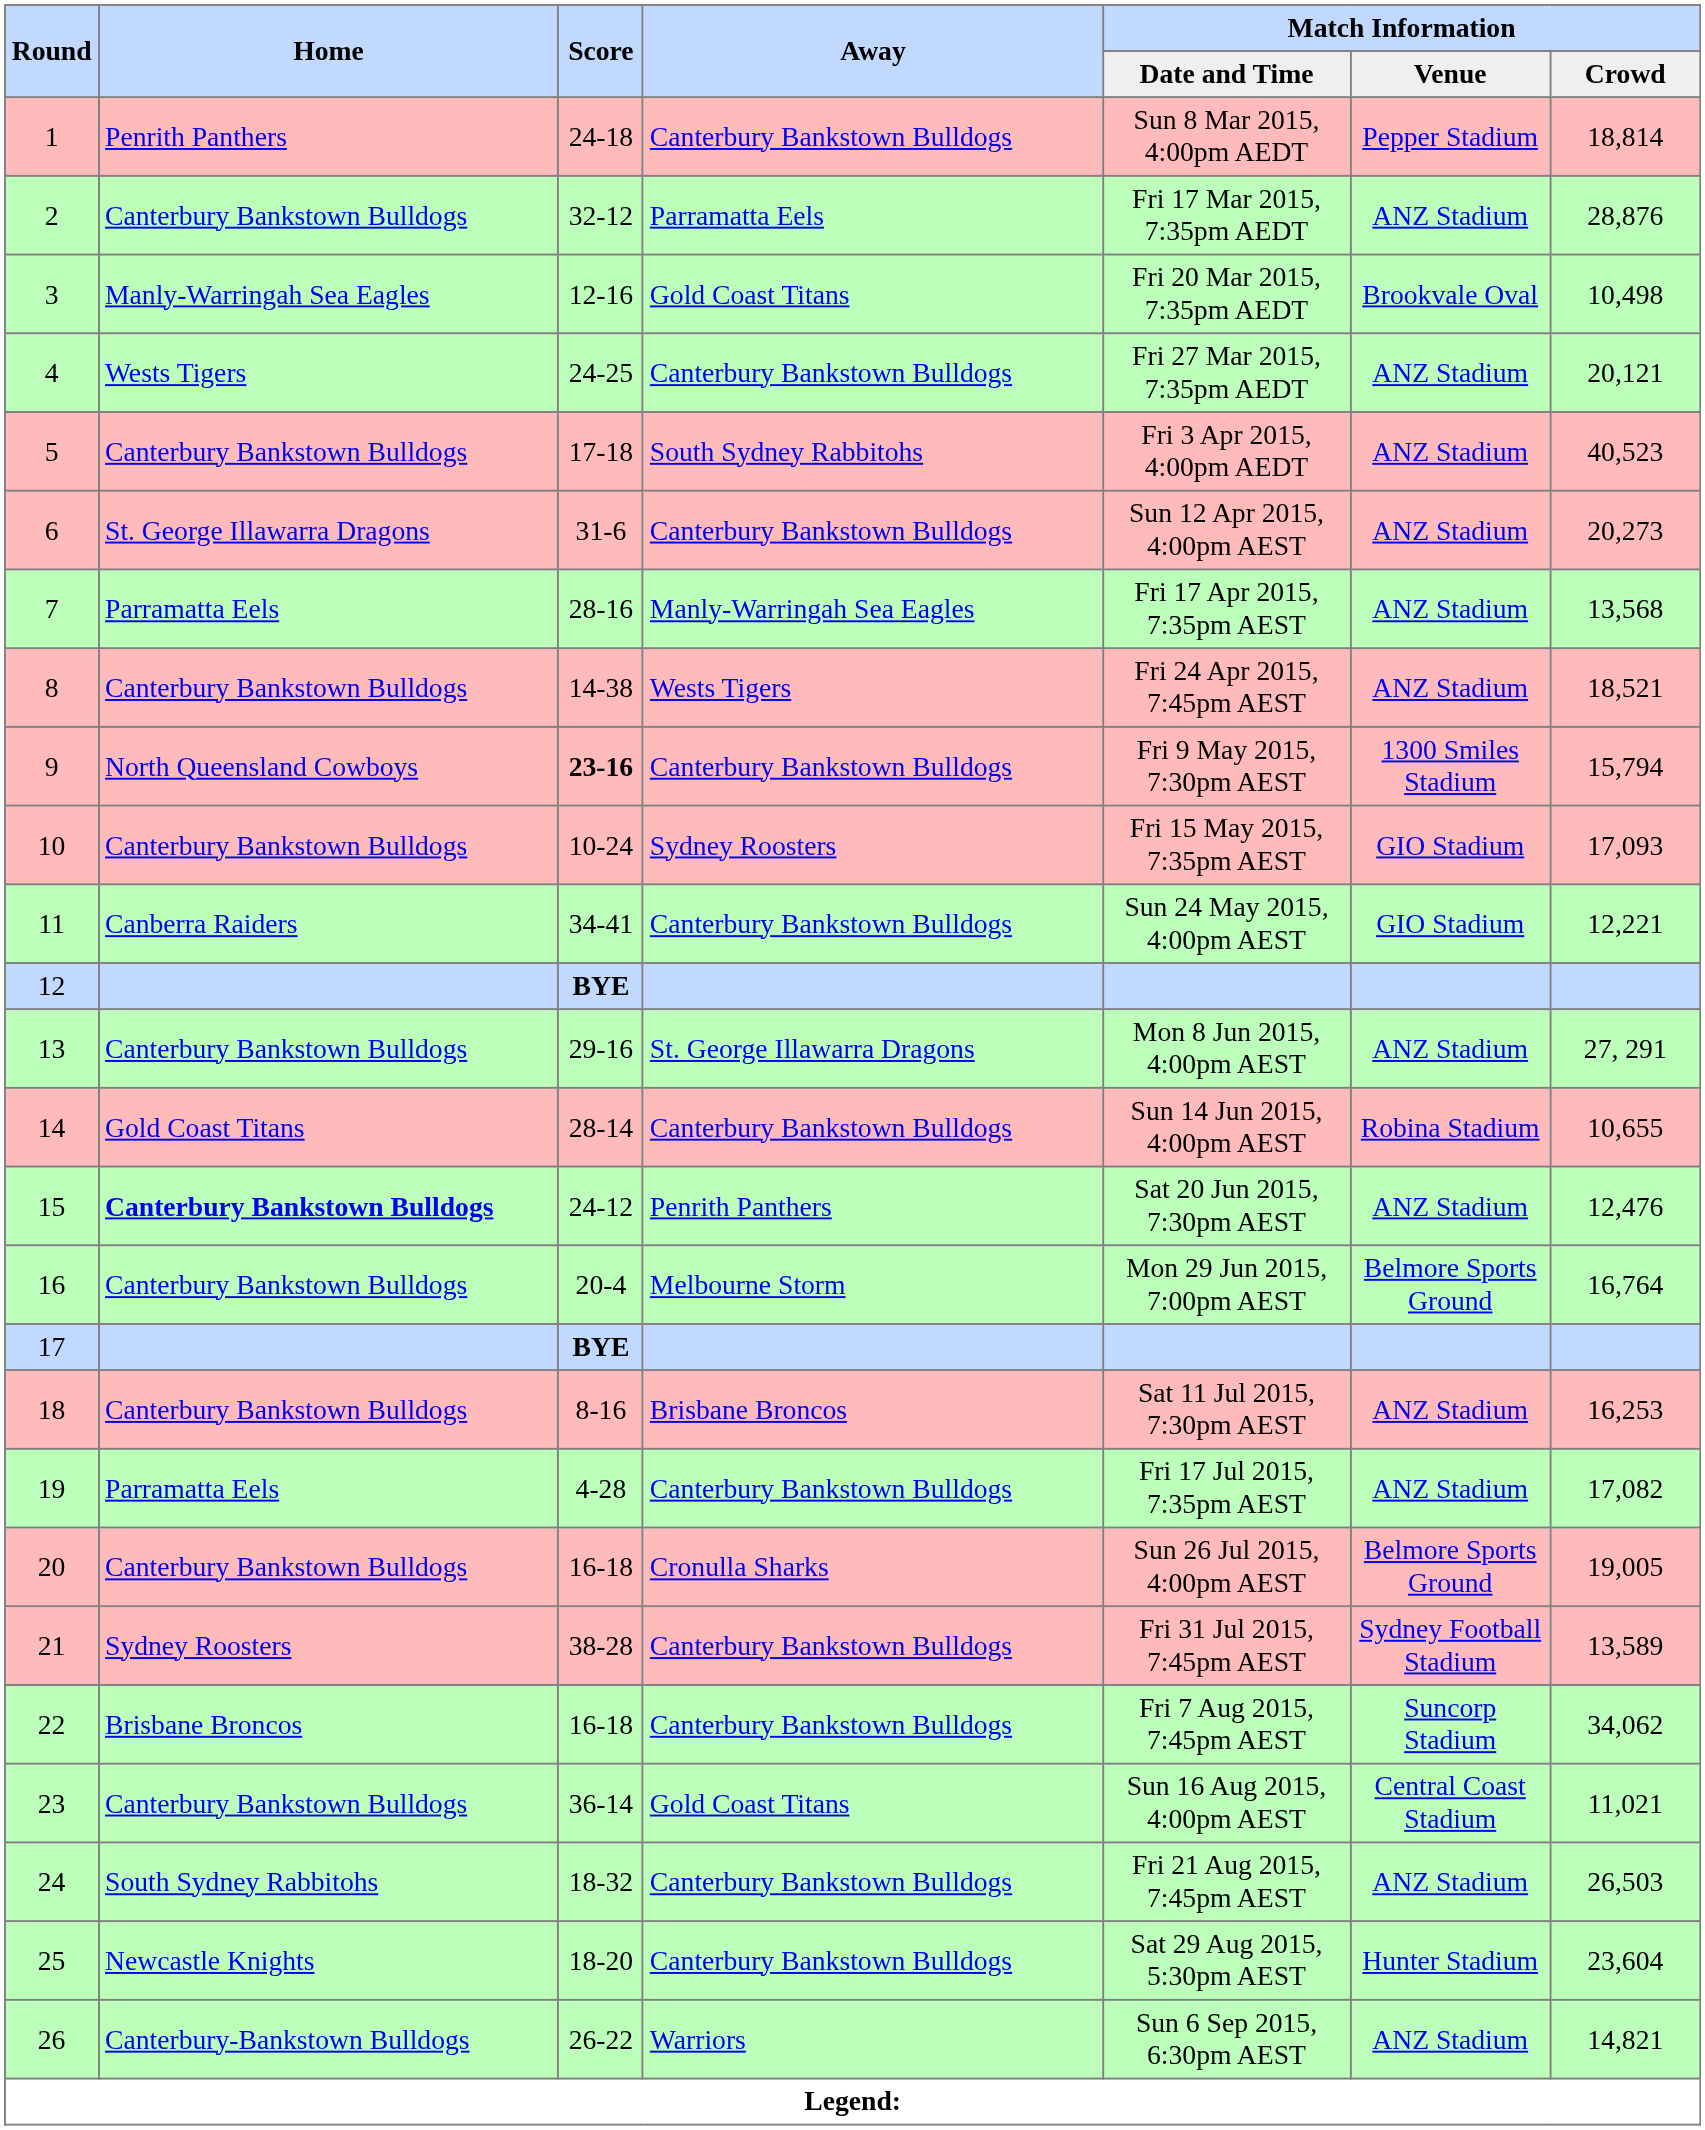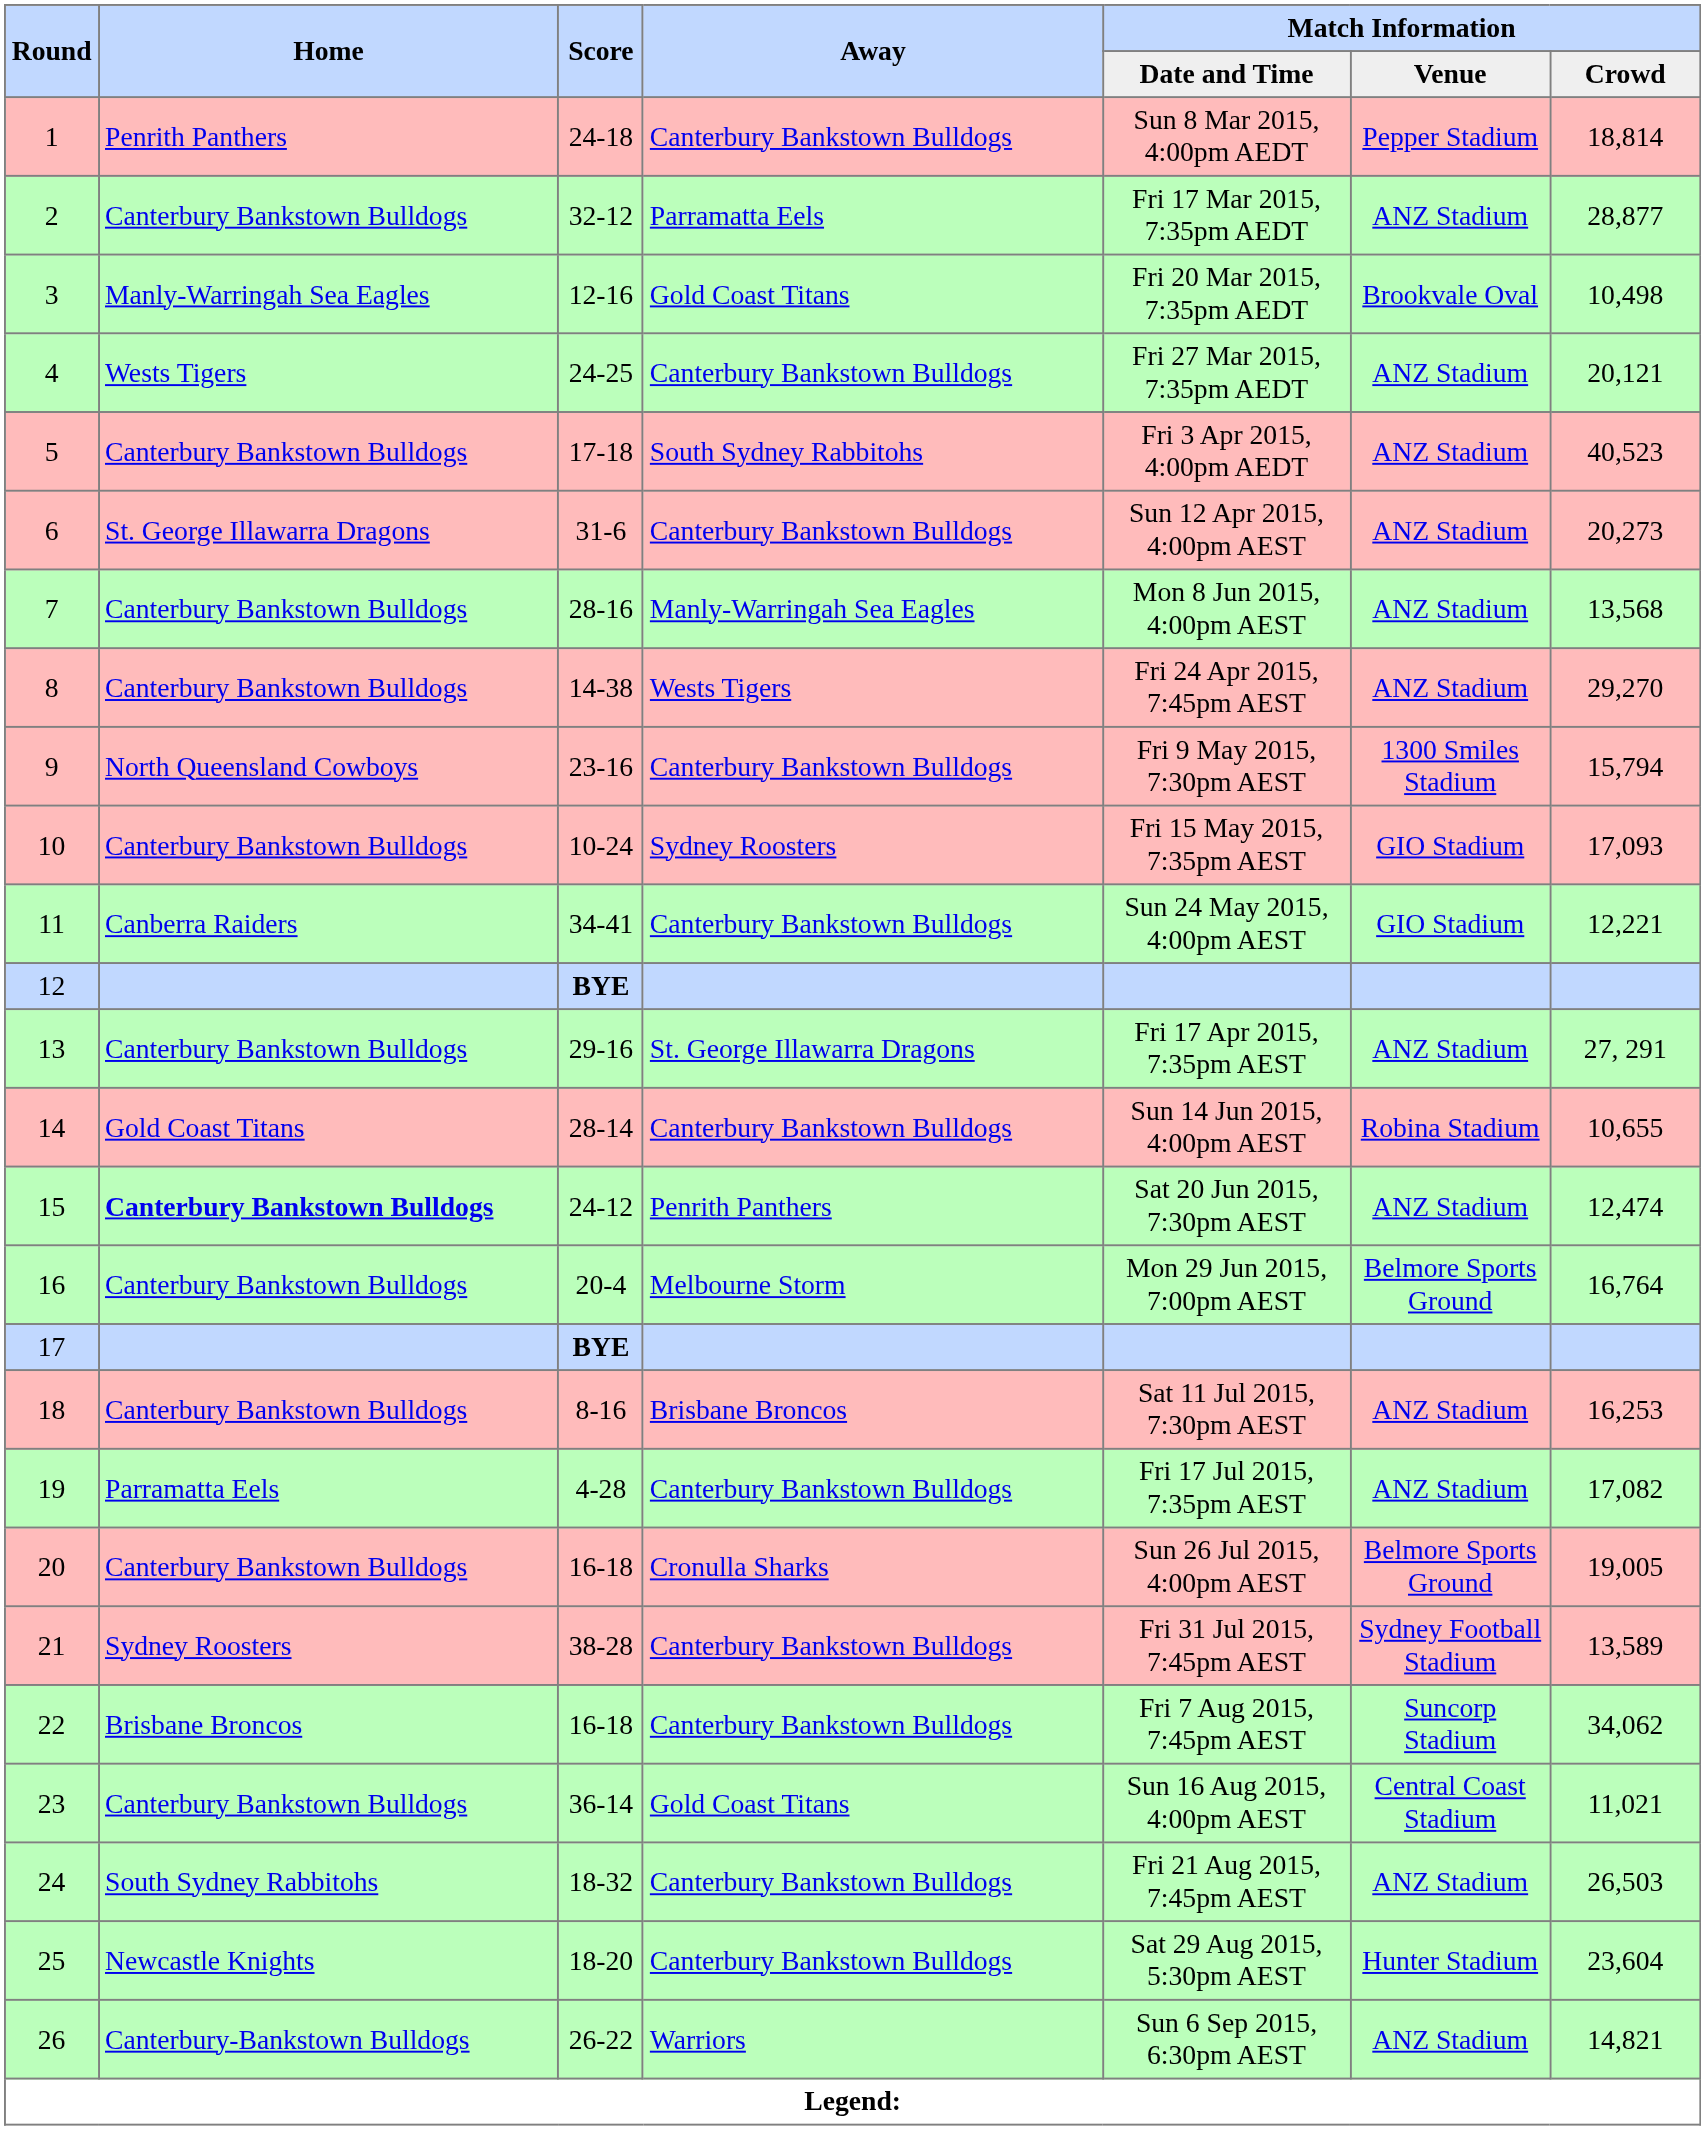(1625, 214) 28,876 -> (1625, 214) 28,877
(192, 608) Parramatta Eels -> (286, 608) Canterbury Bankstown Bulldogs
(1226, 608) Fri 17 Apr 2015, 7:35pm AEST -> (1226, 608) Mon 8 Jun 2015, 4:00pm AEST
(1625, 687) 18,521 -> (1625, 687) 29,270
(601, 765) bold -> (601, 765) normal
(1226, 1048) Mon 8 Jun 2015, 4:00pm AEST -> (1226, 1048) Fri 17 Apr 2015, 7:35pm AEST
(1625, 1205) 12,476 -> (1625, 1205) 12,474
